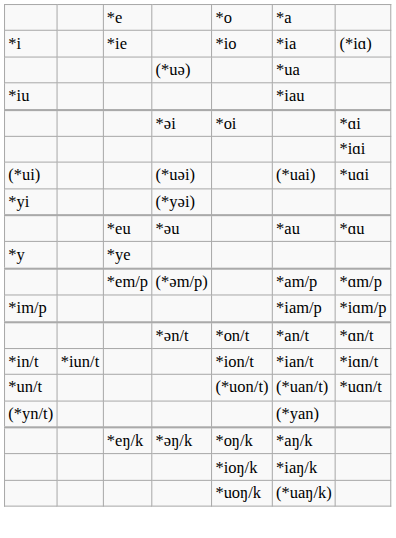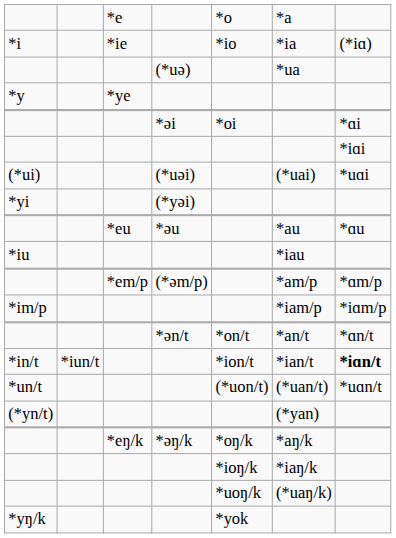rows swapped: (17, 254) <-> (19, 95)
(359, 361) normal -> (360, 361) bold
+ row: (27, 519)
